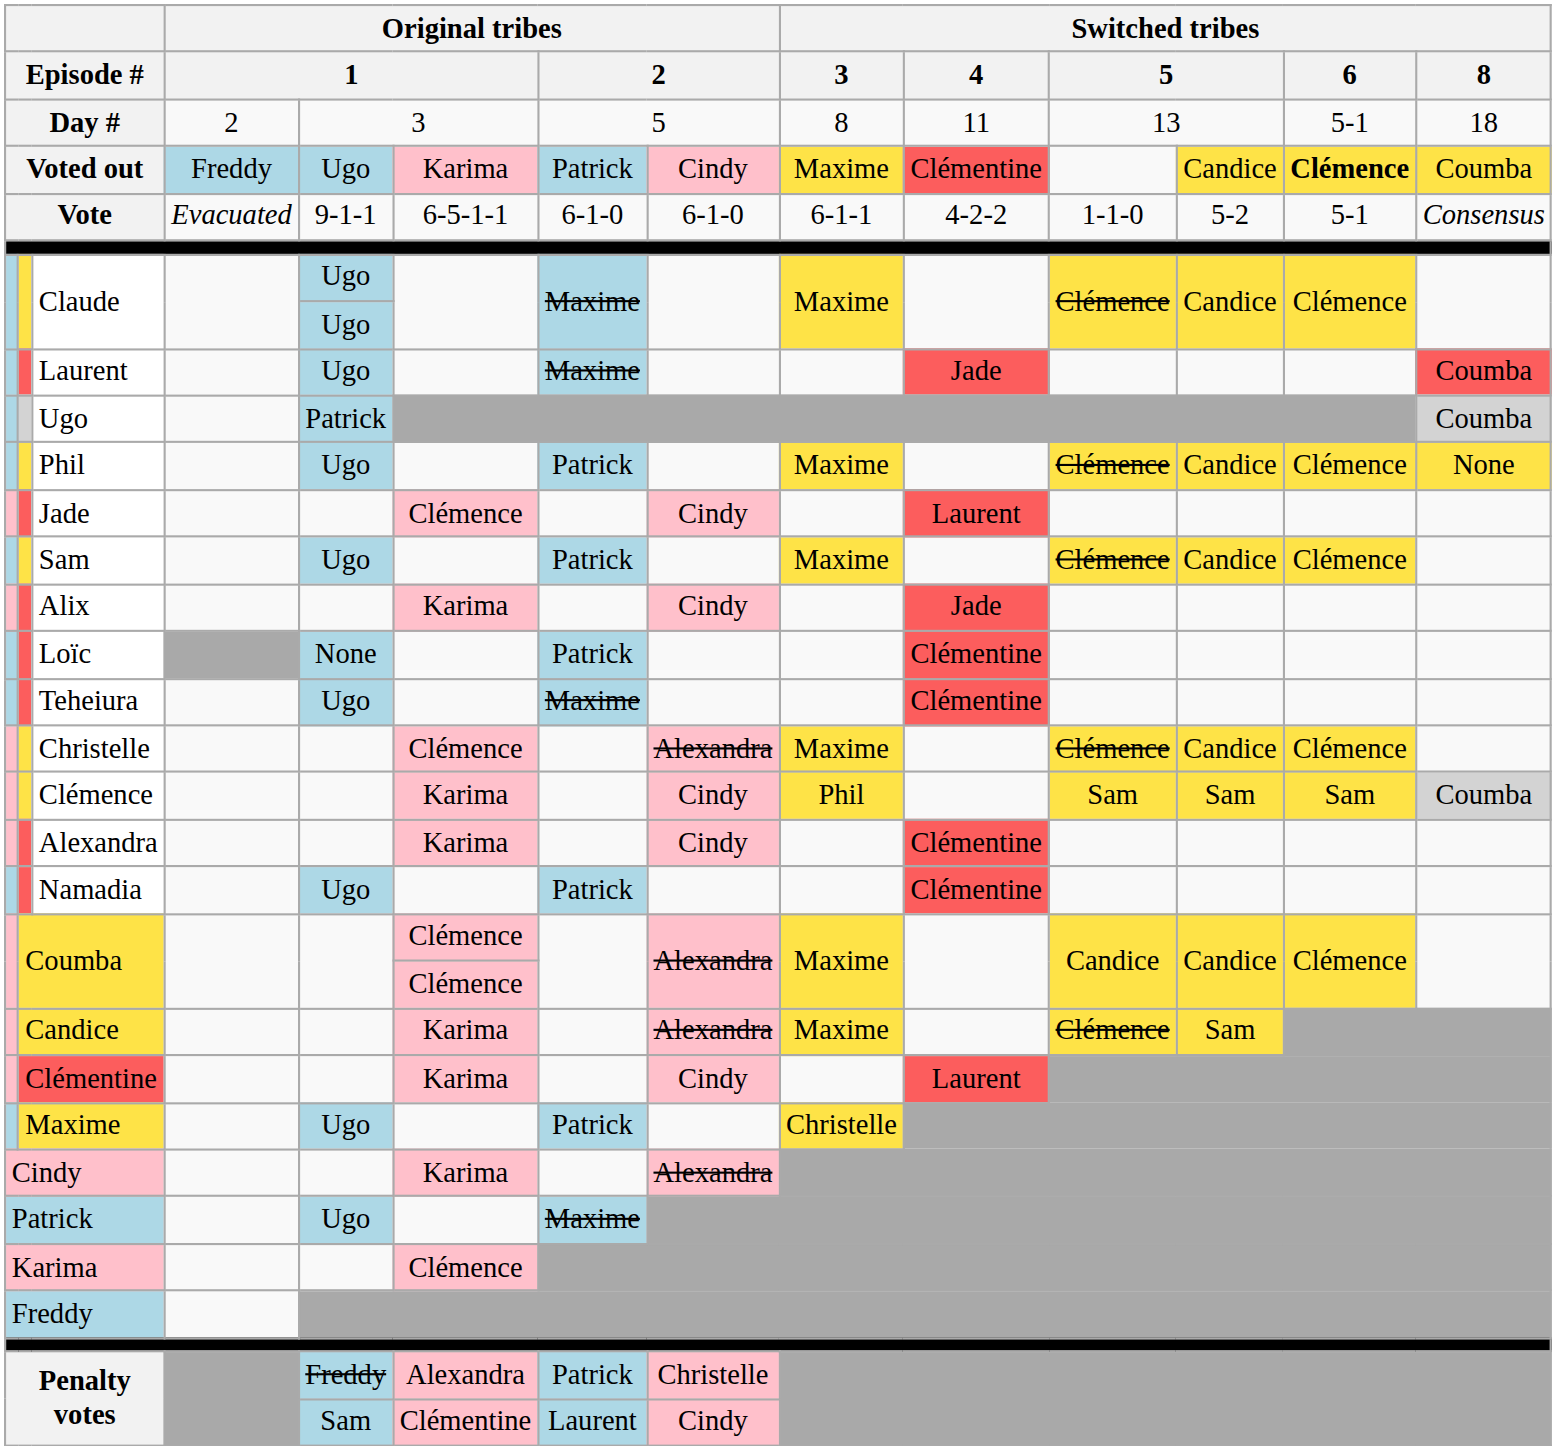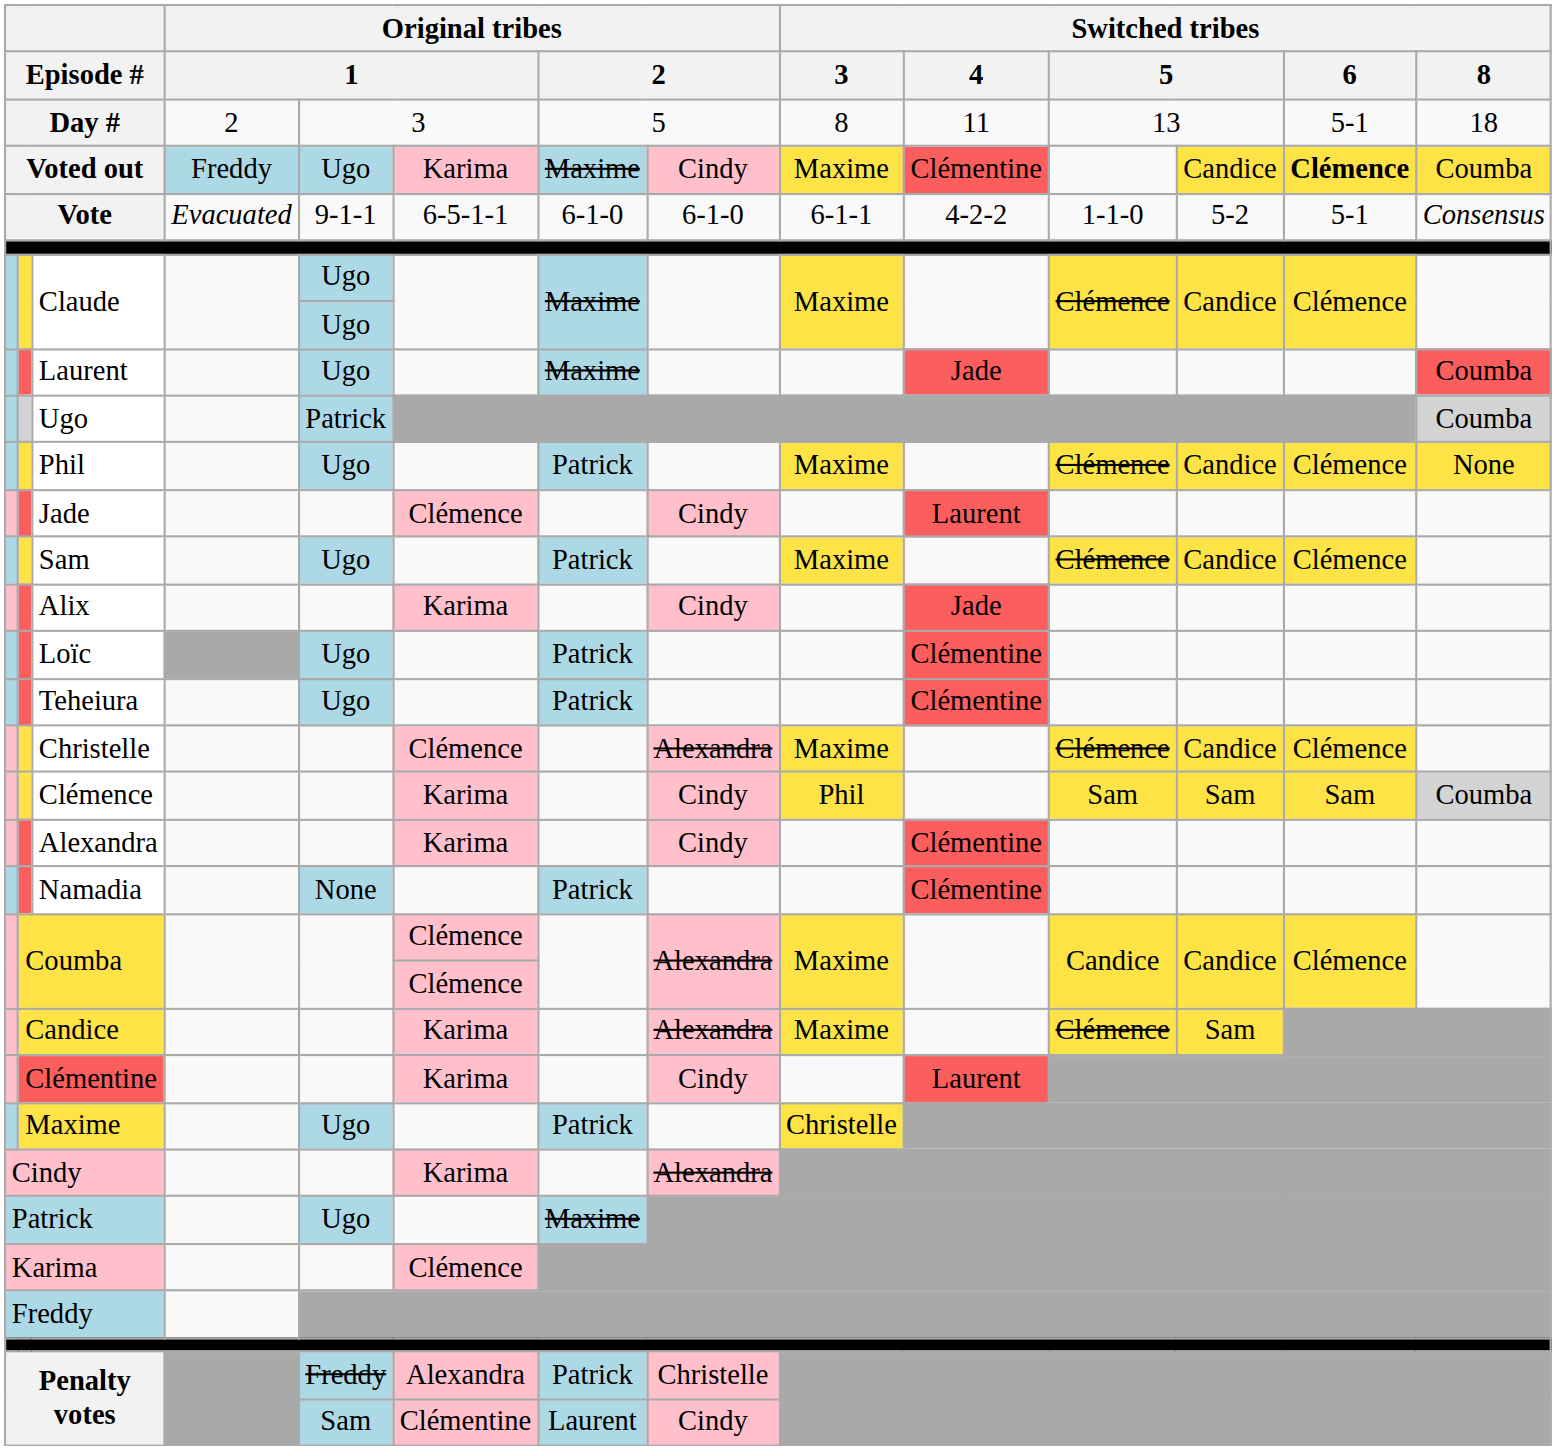(592, 169) Patrick -> (592, 169) Maxime
(346, 653) None -> (346, 653) Ugo
(592, 700) Maxime -> (592, 700) Patrick
(346, 889) Ugo -> (346, 889) None
